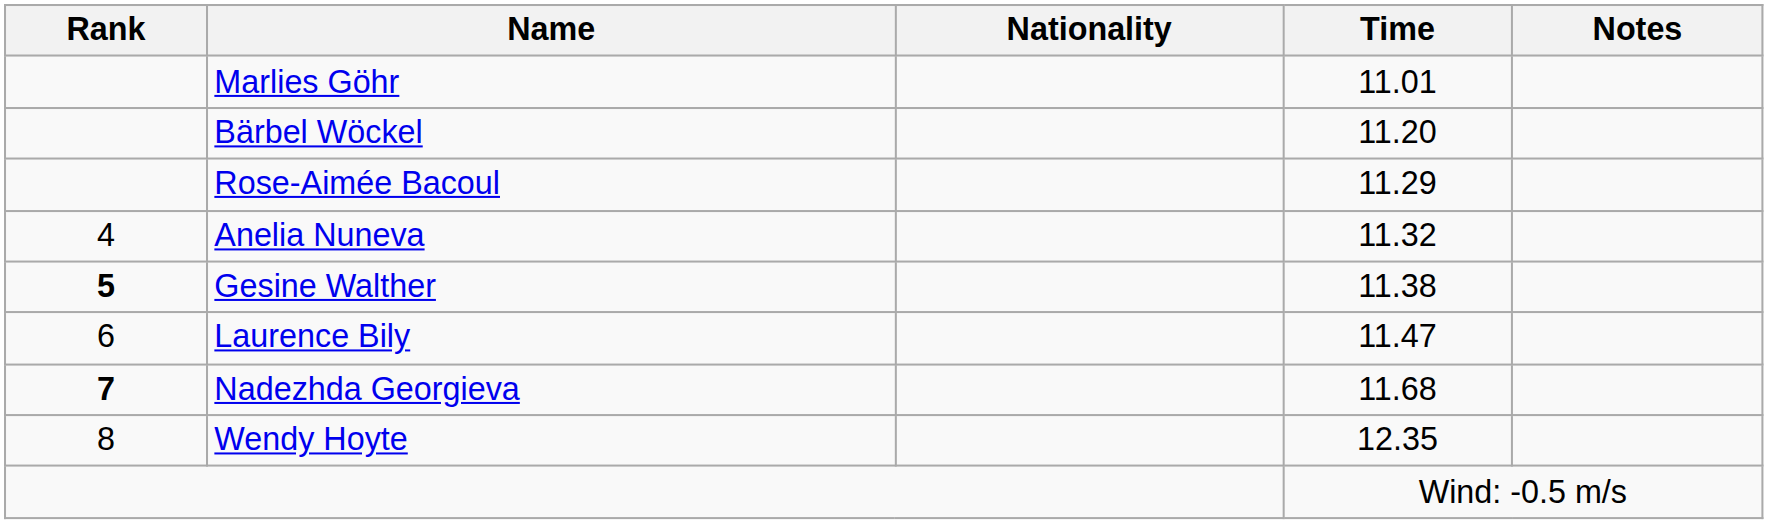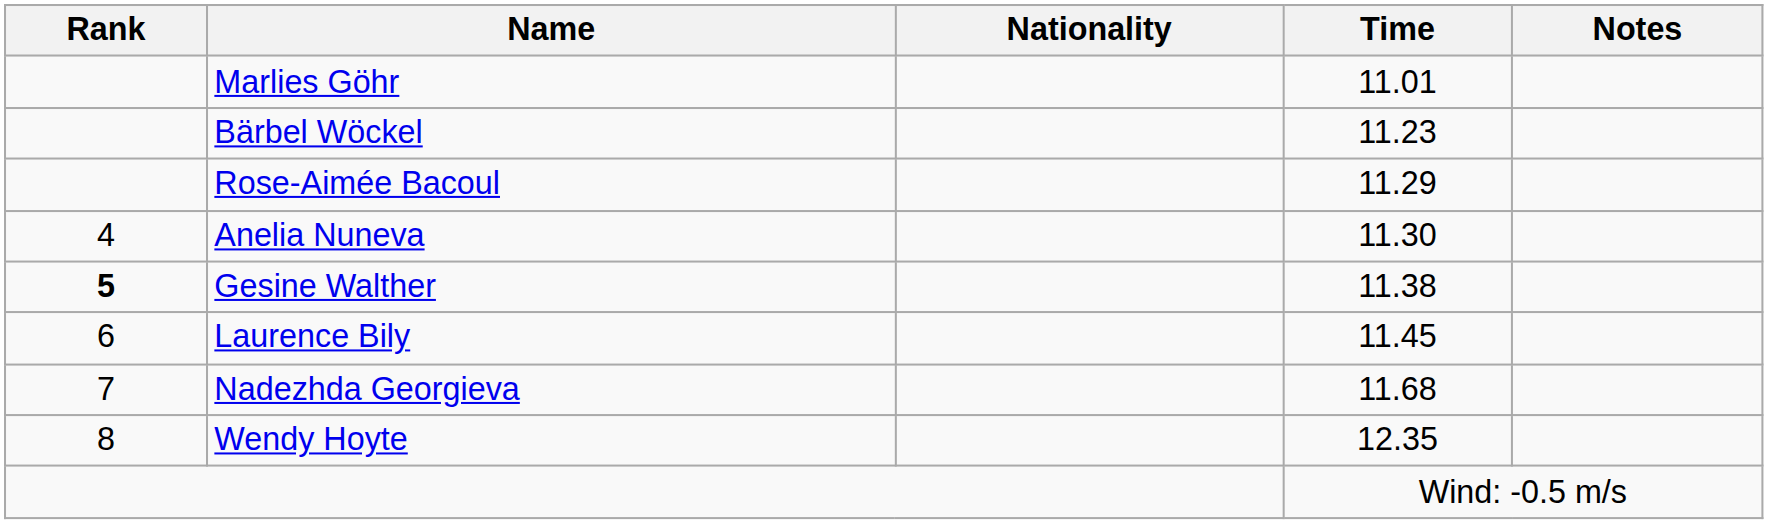(1397, 132) 11.20 -> (1397, 132) 11.23
(1397, 235) 11.32 -> (1397, 235) 11.30
(1397, 337) 11.47 -> (1397, 337) 11.45
(106, 388) bold -> (106, 388) normal
